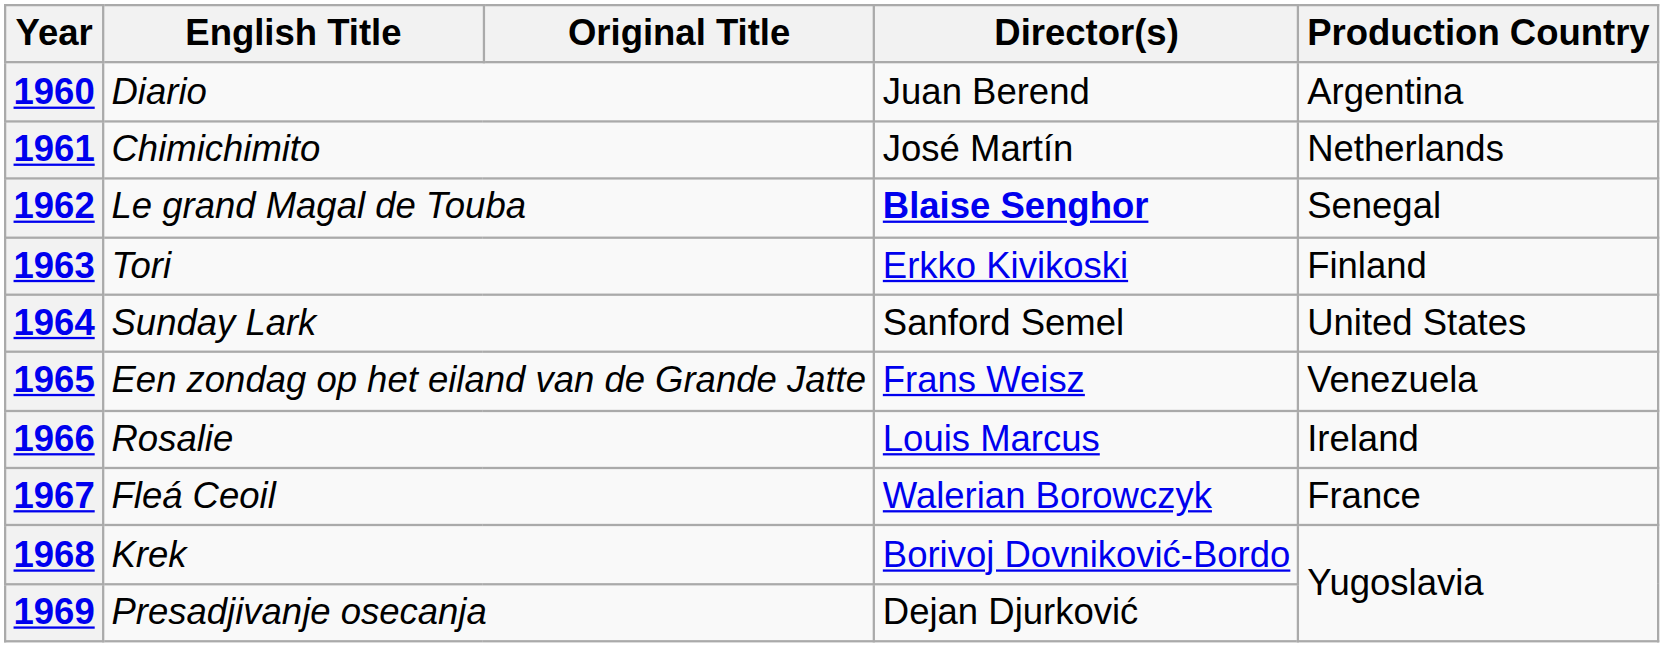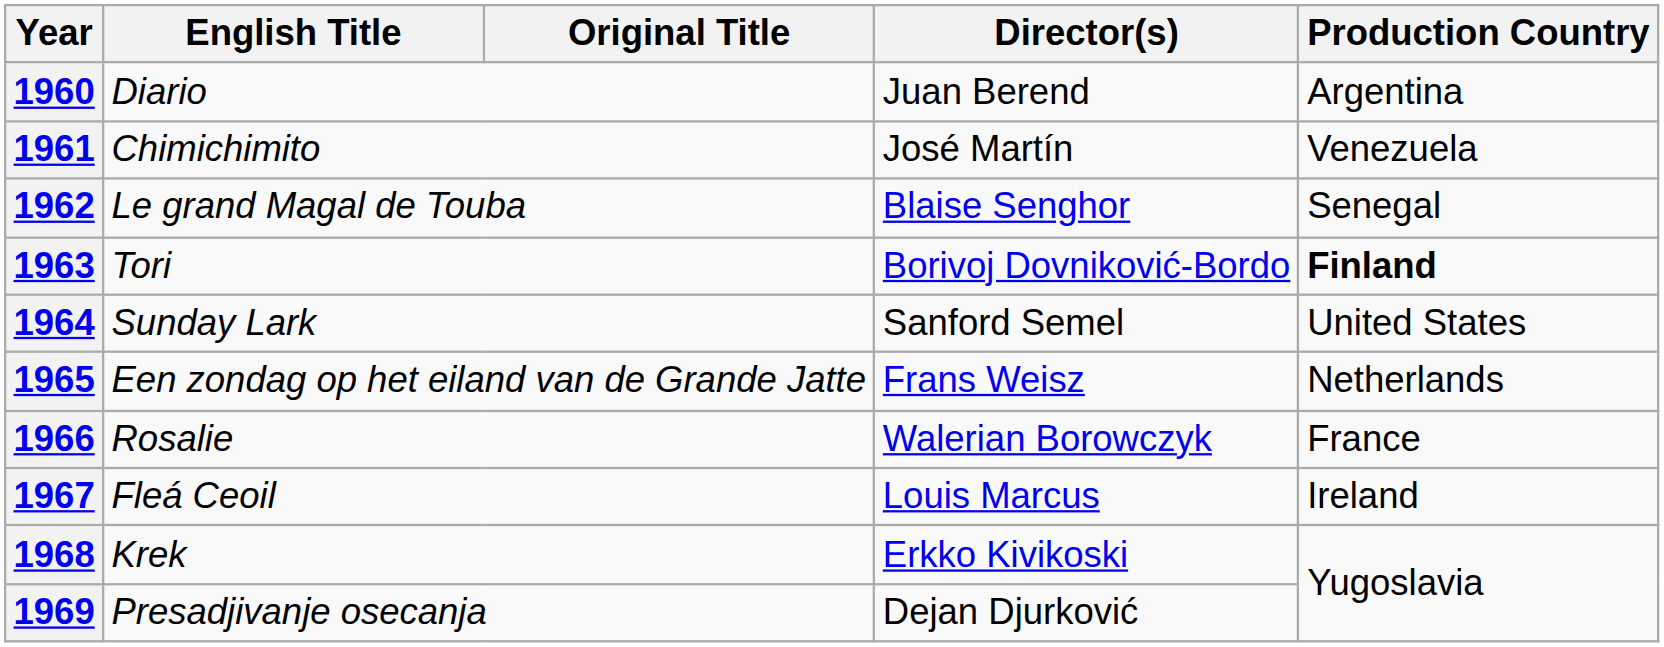(1406, 149) Netherlands -> (1392, 149) Venezuela
(1016, 206) bold -> (1007, 206) normal
(1005, 264) Erkko Kivikoski -> (1087, 264) Borivoj Dovniković-Bordo
(1367, 264) normal -> (1372, 264) bold
(1392, 380) Venezuela -> (1406, 380) Netherlands
(991, 438) Louis Marcus -> (1047, 438) Walerian Borowczyk
(1363, 438) Ireland -> (1364, 438) France
(1047, 496) Walerian Borowczyk -> (991, 496) Louis Marcus
(1364, 496) France -> (1363, 496) Ireland
(1087, 554) Borivoj Dovniković-Bordo -> (1005, 554) Erkko Kivikoski
